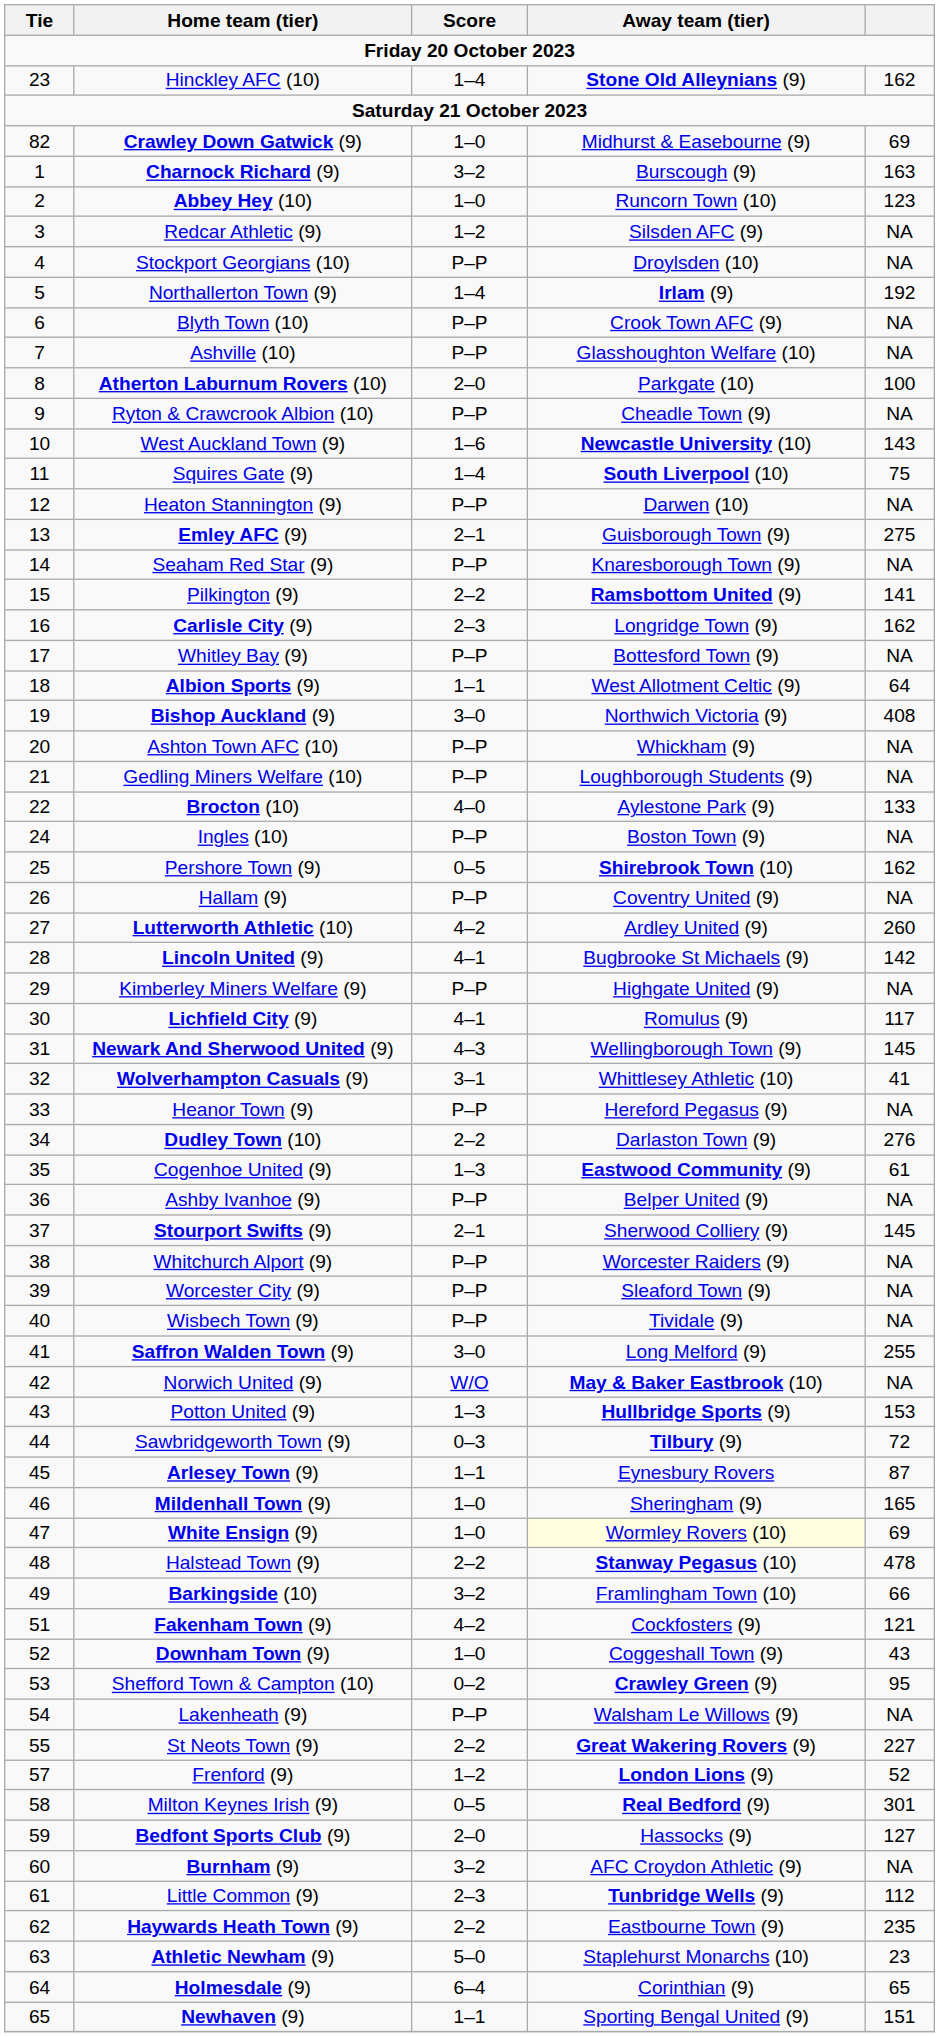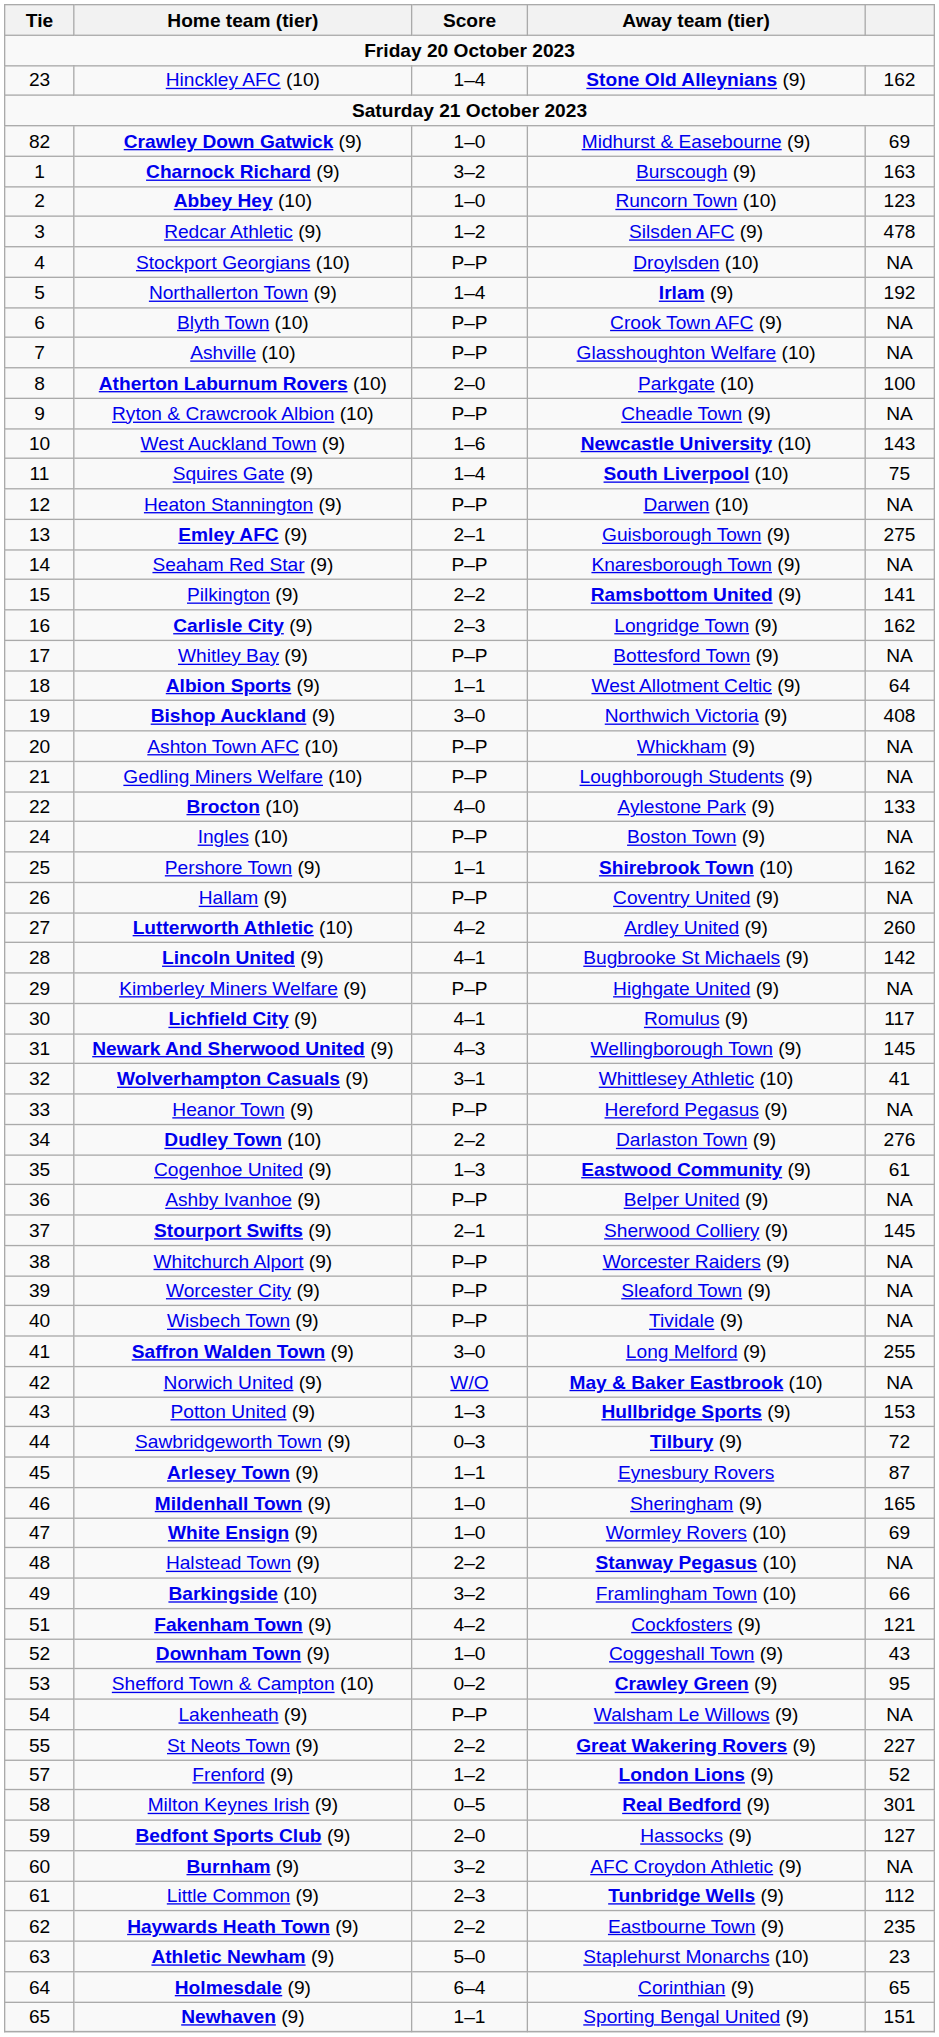(899, 232) NA -> (899, 232) 478
(469, 867) 0–5 -> (469, 867) 1–1
(696, 1533) lightyellow background -> (696, 1533) no background
(899, 1563) 478 -> (899, 1563) NA
